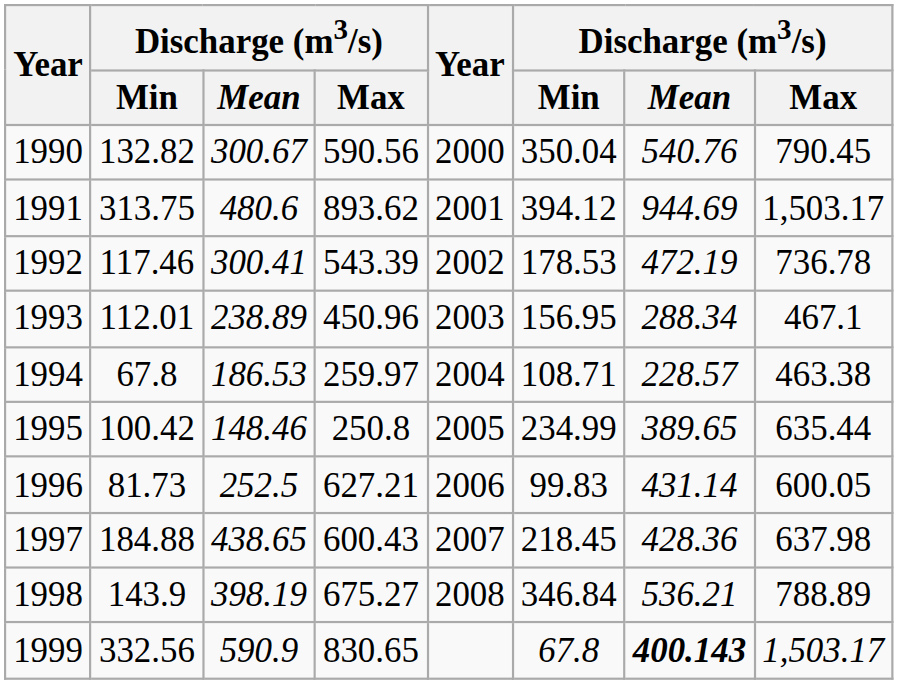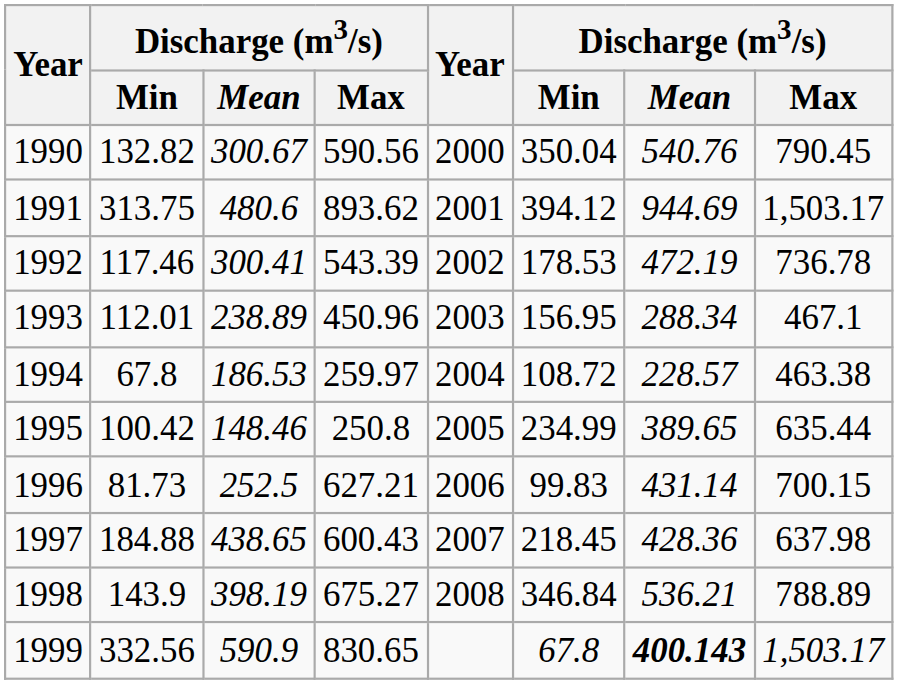(569, 373) 108.71 -> (569, 373) 108.72
(823, 484) 600.05 -> (823, 484) 700.15
